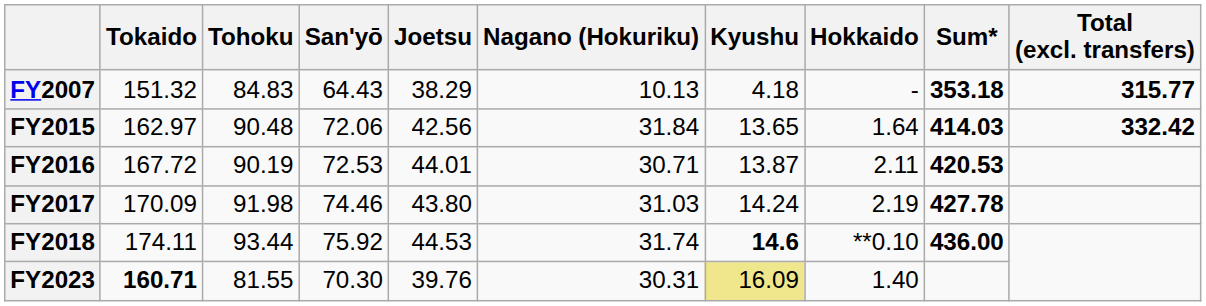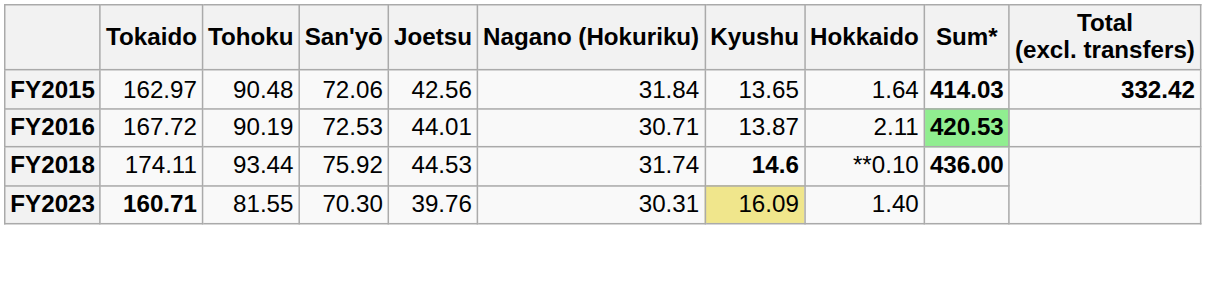- row: (53, 89)
(967, 165) no background -> (967, 127) lightgreen background
- row: (53, 204)
